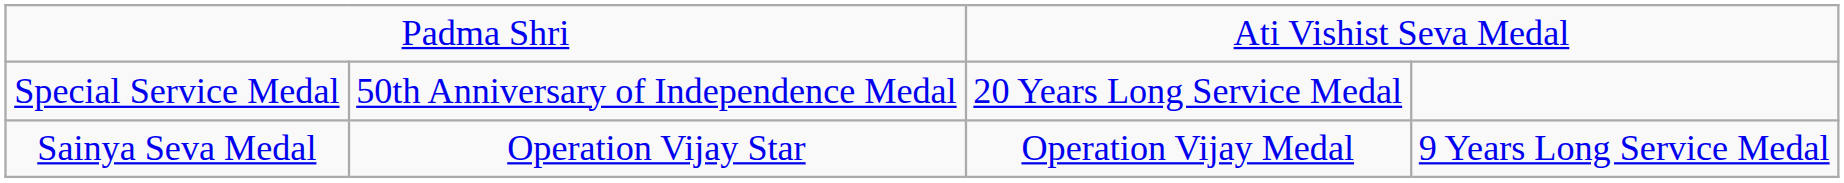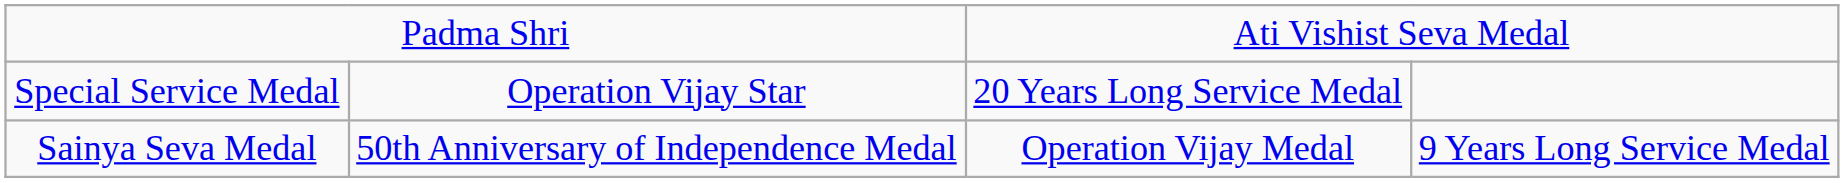(656, 90) 50th Anniversary of Independence Medal -> (656, 90) Operation Vijay Star
(656, 147) Operation Vijay Star -> (656, 147) 50th Anniversary of Independence Medal
